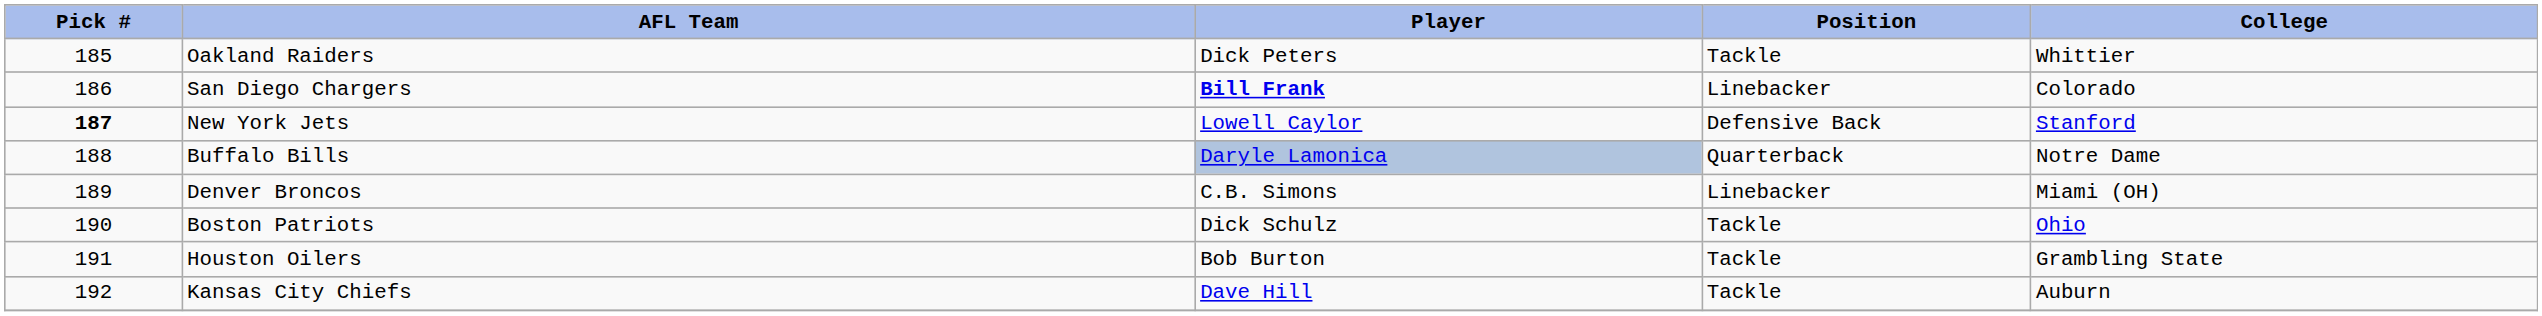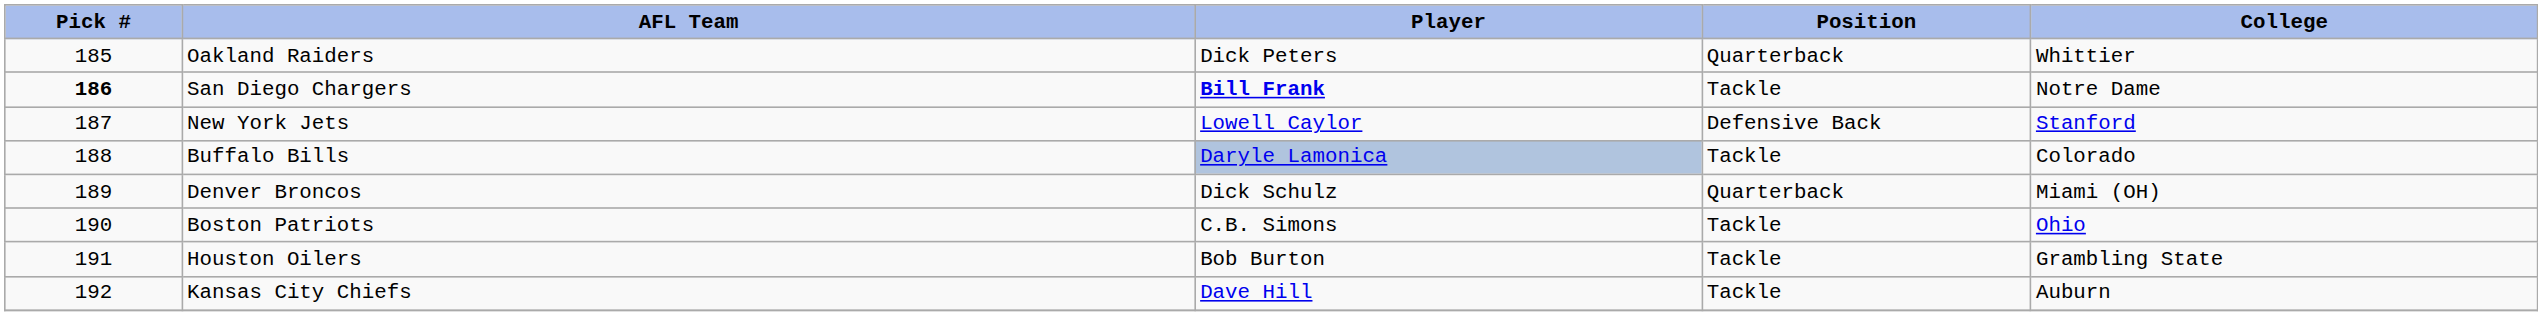(1744, 56) Tackle -> (1775, 56) Quarterback
(93, 90) normal -> (93, 90) bold
(1769, 90) Linebacker -> (1744, 90) Tackle
(2086, 90) Colorado -> (2098, 90) Notre Dame
(93, 123) bold -> (93, 123) normal
(1775, 157) Quarterback -> (1744, 157) Tackle
(2098, 157) Notre Dame -> (2086, 157) Colorado
(1269, 191) C.B. Simons -> (1269, 191) Dick Schulz
(1769, 191) Linebacker -> (1775, 191) Quarterback
(1269, 225) Dick Schulz -> (1269, 225) C.B. Simons
